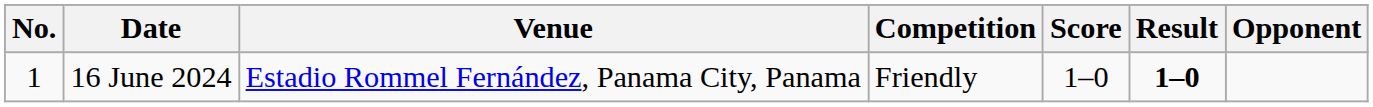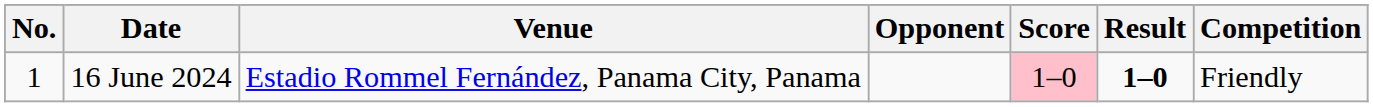columns swapped: (1297, 28) <-> (955, 28)
(1086, 76) no background -> (1054, 76) pink background
